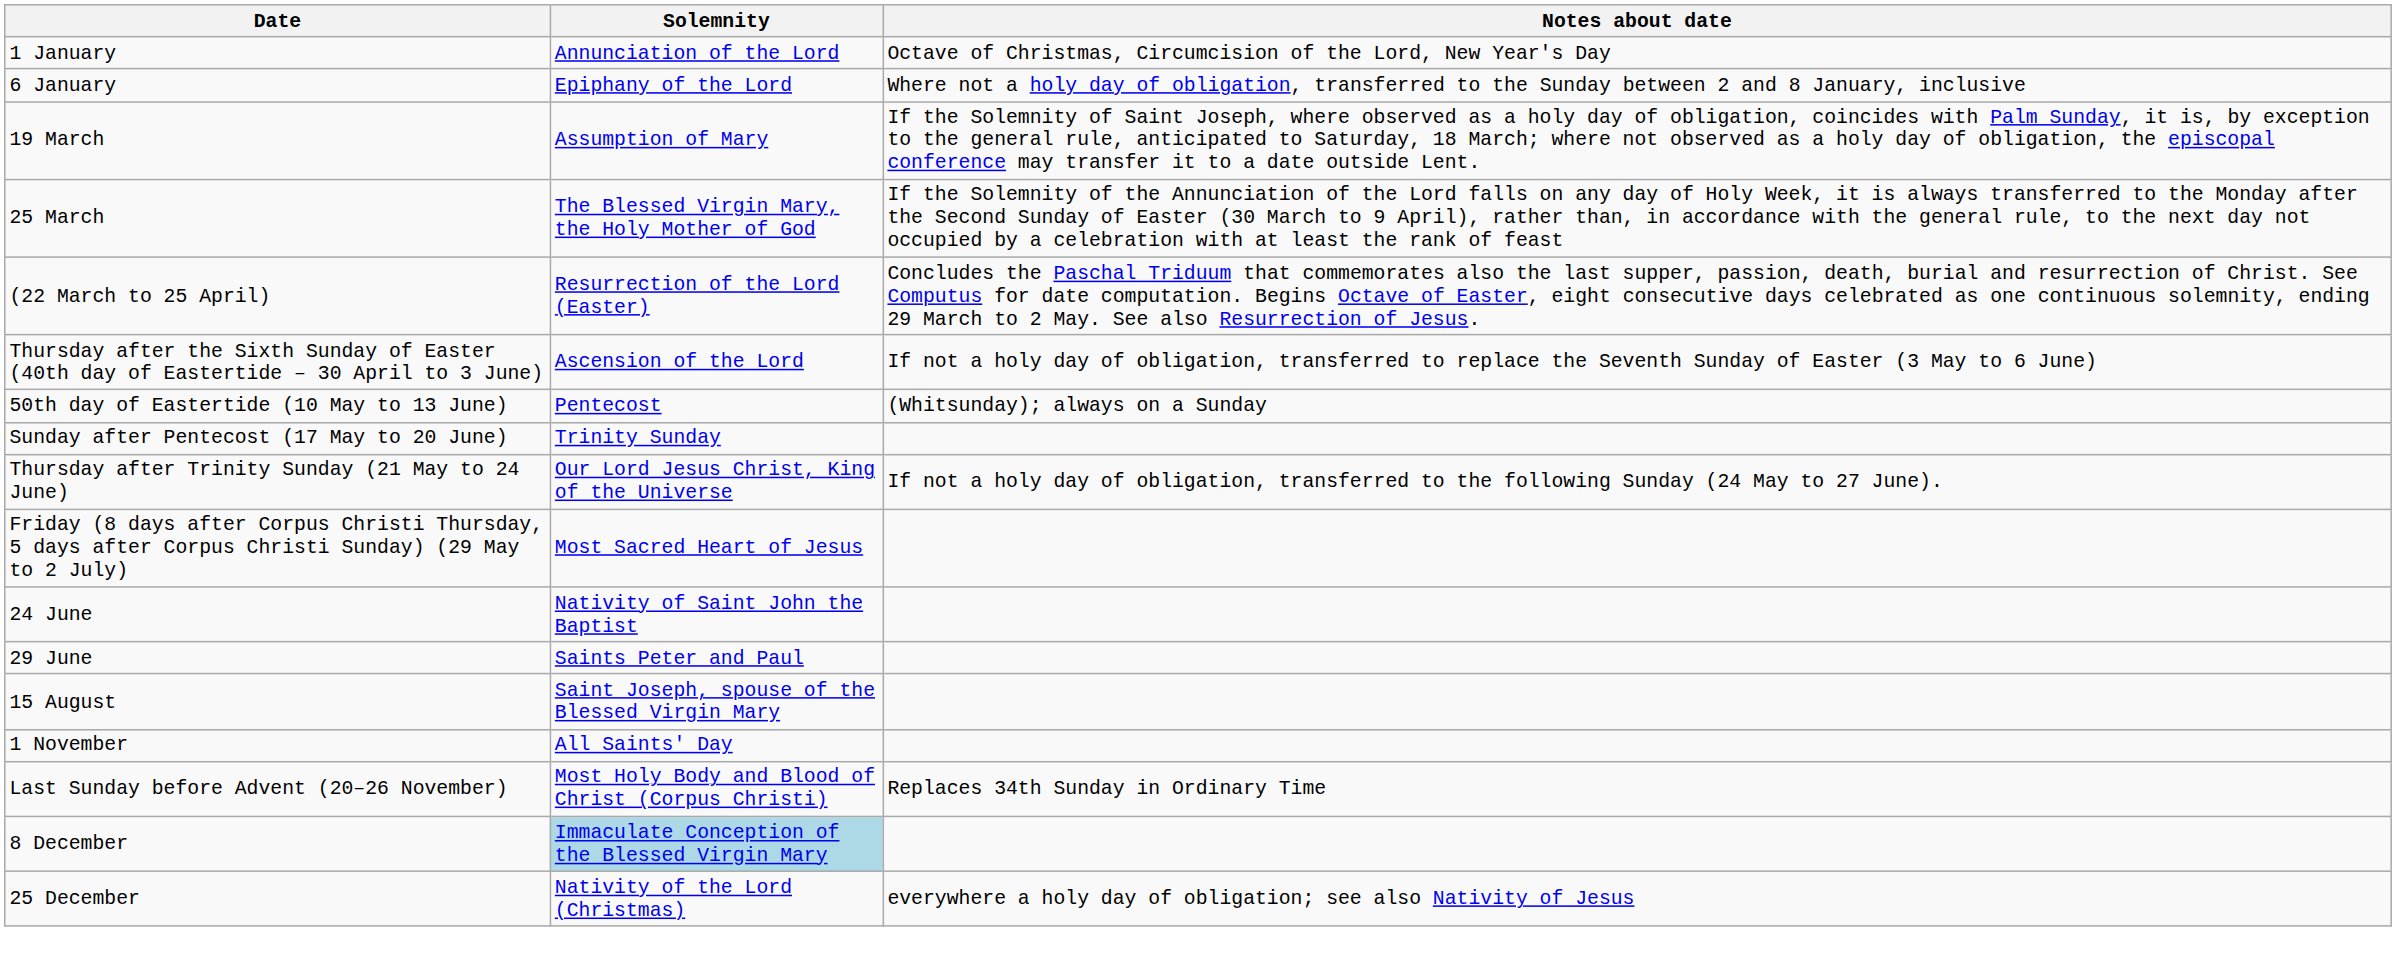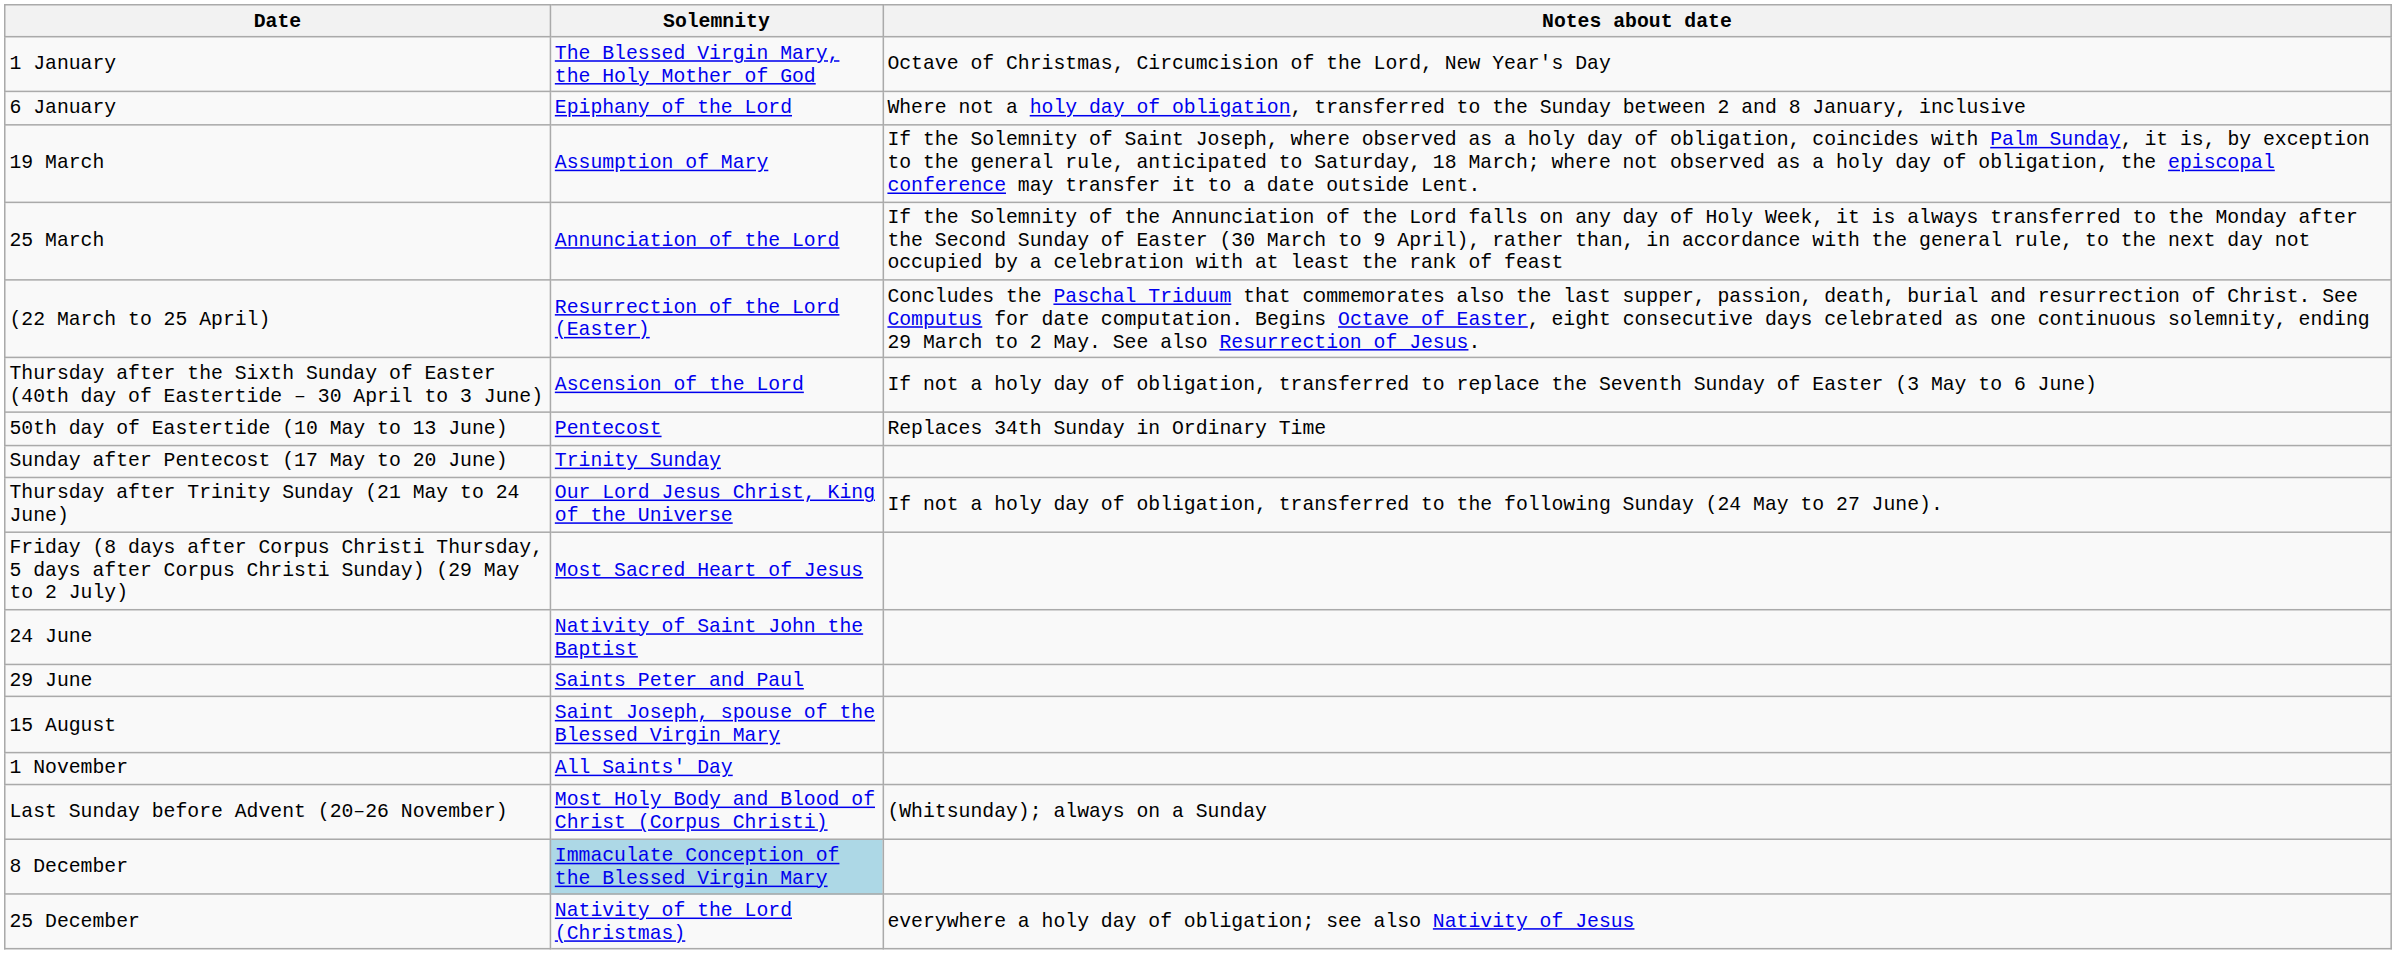(697, 53) Annunciation of the Lord -> (697, 64) The Blessed Virgin Mary, the Holy Mother of God
(697, 218) The Blessed Virgin Mary, the Holy Mother of God -> (697, 241) Annunciation of the Lord
(1077, 406) (Whitsunday); always on a Sunday -> (1107, 429) Replaces 34th Sunday in Ordinary Time
(1107, 789) Replaces 34th Sunday in Ordinary Time -> (1077, 812) (Whitsunday); always on a Sunday
